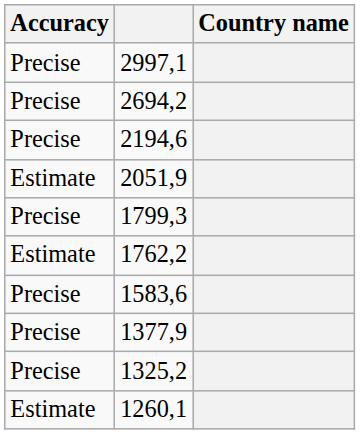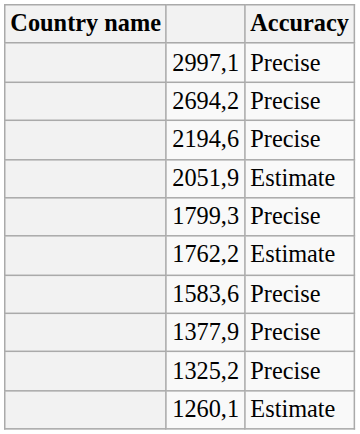columns swapped: (274, 23) <-> (60, 23)
